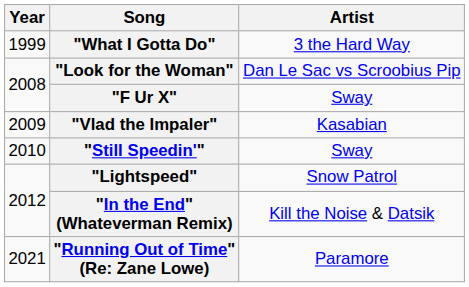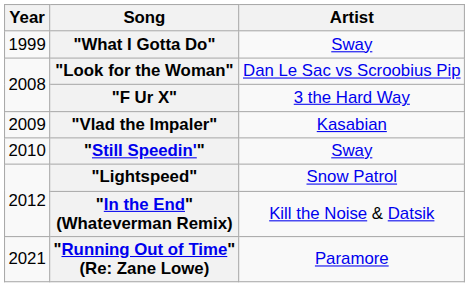(352, 44) 3 the Hard Way -> (352, 44) Sway
(352, 97) Sway -> (352, 97) 3 the Hard Way
